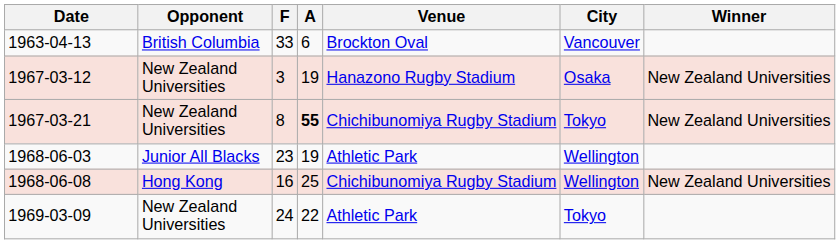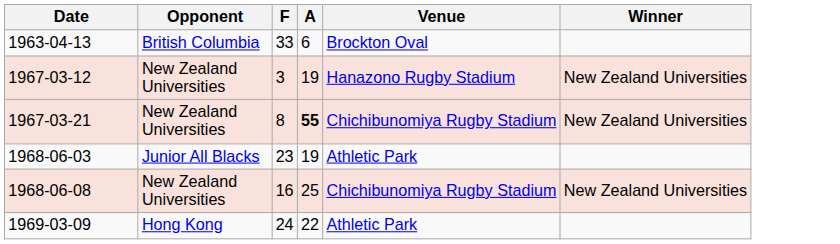- column: (602, 17)
(182, 181) Hong Kong -> (190, 190) New Zealand Universities
(190, 216) New Zealand Universities -> (182, 225) Hong Kong
